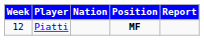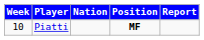(18, 28) 12 -> (18, 28) 10
